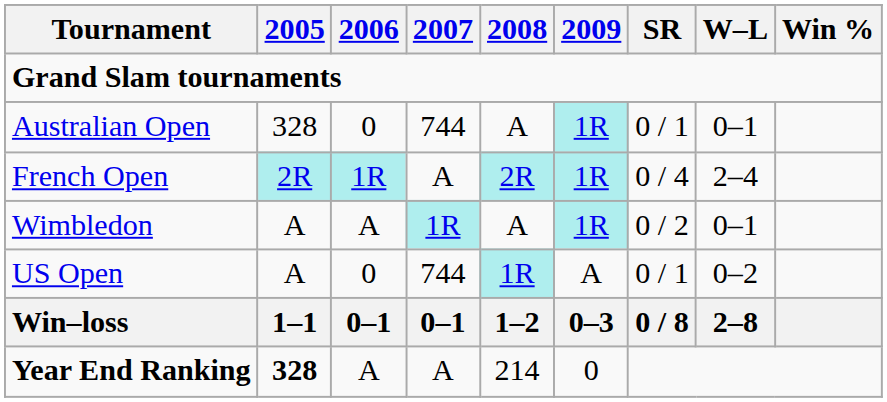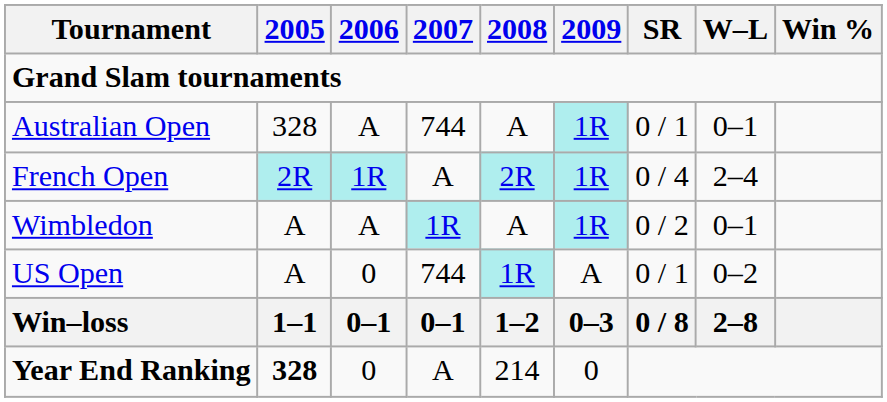(369, 126) 0 -> (369, 126) A
(369, 370) A -> (369, 370) 0
